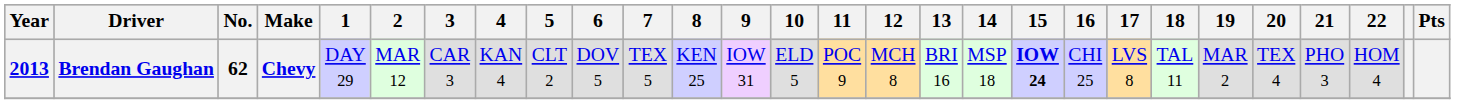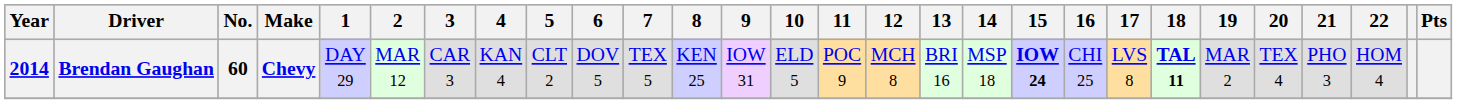(29, 67) 2013 -> (29, 67) 2014
(238, 67) 62 -> (238, 67) 60
(1175, 67) normal -> (1176, 67) bold
